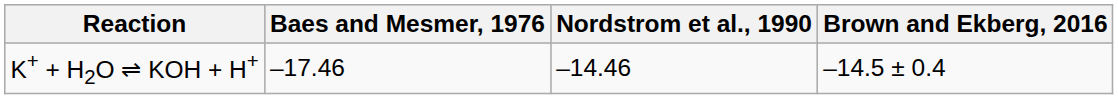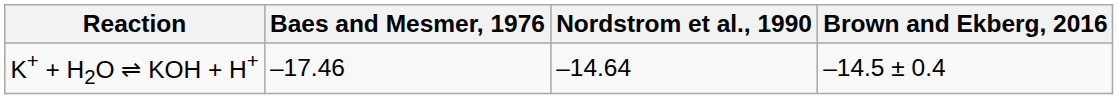(594, 68) –14.46 -> (594, 68) –14.64
